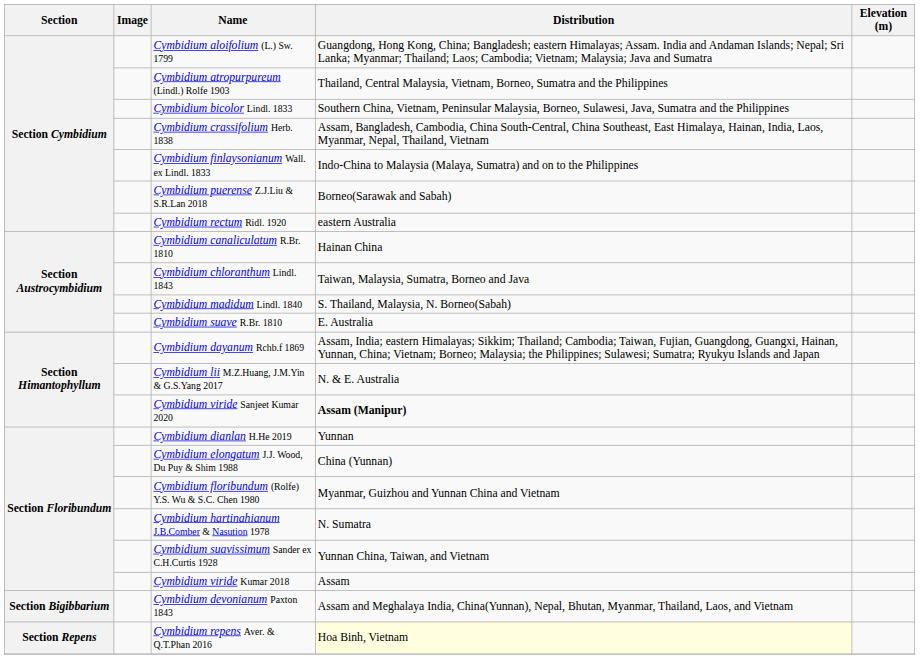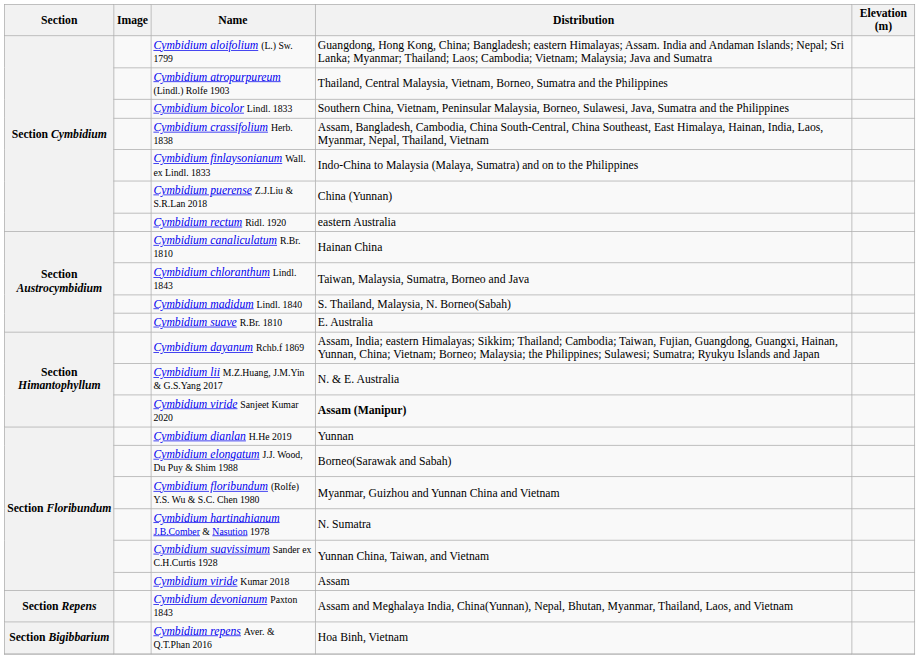(385, 197) Borneo(Sarawak and Sabah) -> (355, 197) China (Yunnan)
(355, 461) China (Yunnan) -> (385, 461) Borneo(Sarawak and Sabah)
(59, 606) Section Bigibbarium -> (59, 606) Section Repens
(59, 638) Section Repens -> (59, 638) Section Bigibbarium
(363, 638) lightyellow background -> (363, 638) no background
